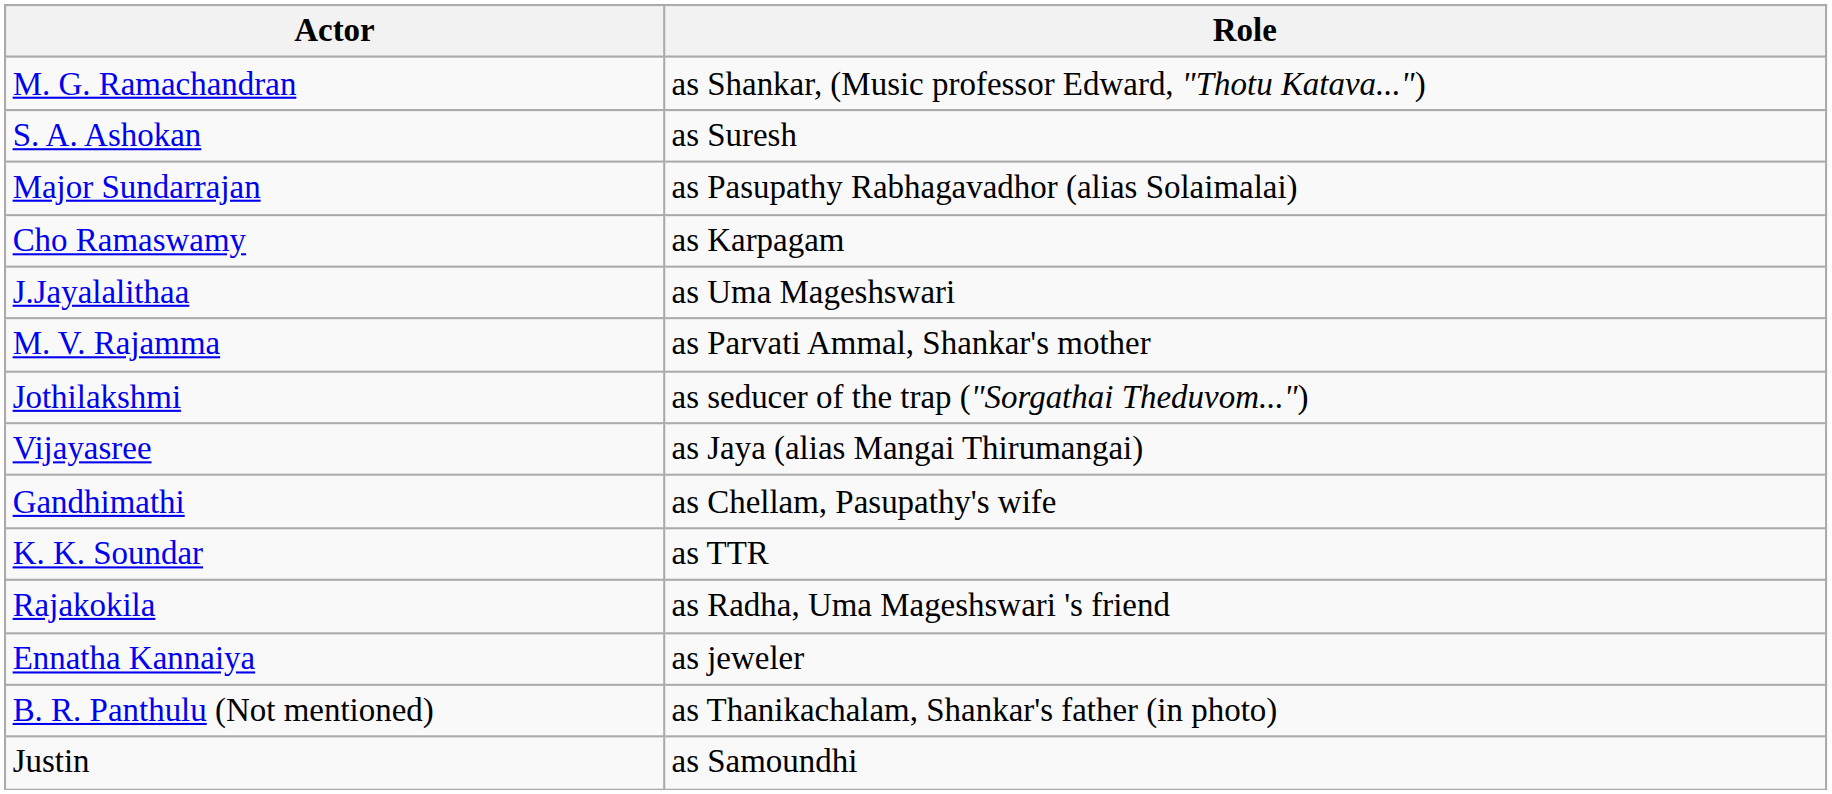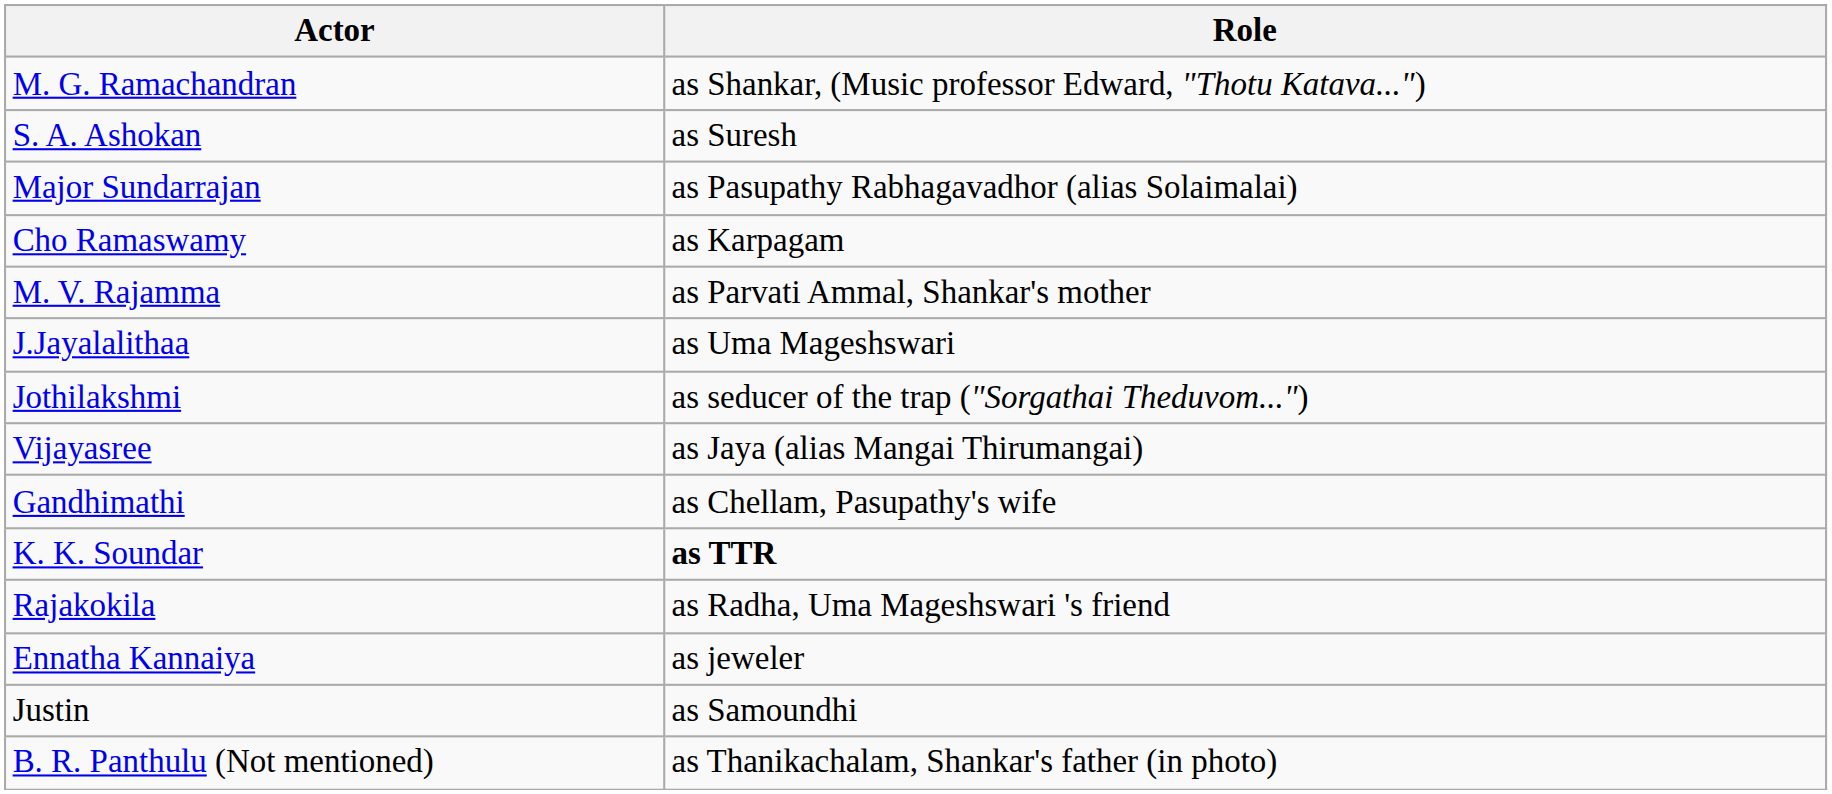rows swapped: (101, 291) <-> (116, 344)
(720, 553) normal -> (724, 553) bold
rows swapped: (51, 762) <-> (223, 710)
